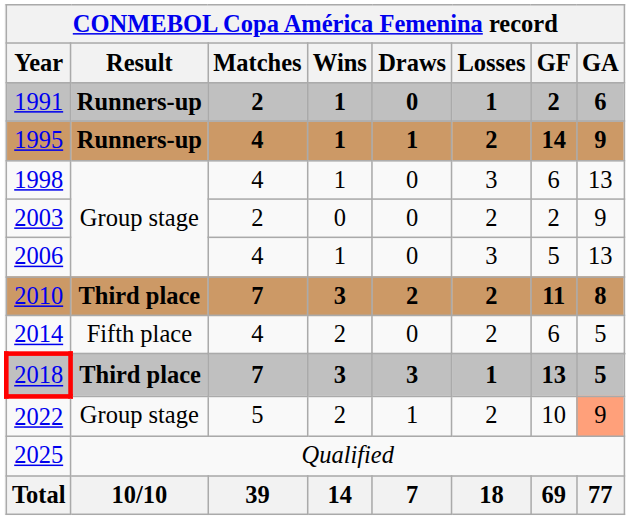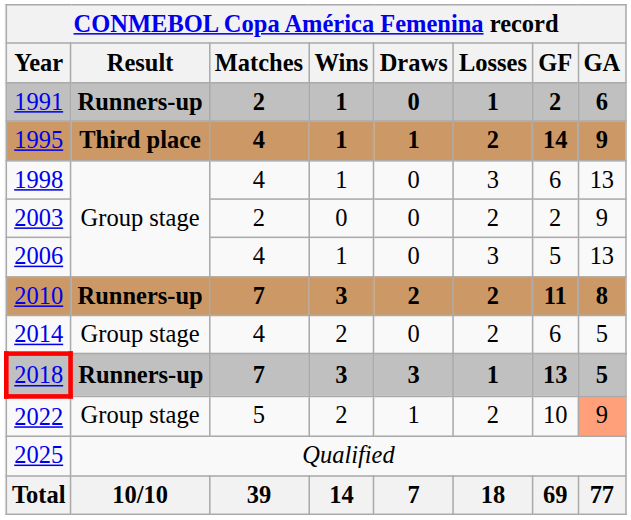(139, 140) Runners-up -> (140, 140) Third place
(139, 295) Third place -> (140, 295) Runners-up
(139, 334) Fifth place -> (140, 334) Group stage
(140, 374) Third place -> (141, 374) Runners-up
